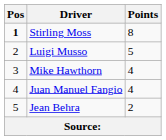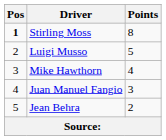(131, 89) 4 -> (131, 89) 3
